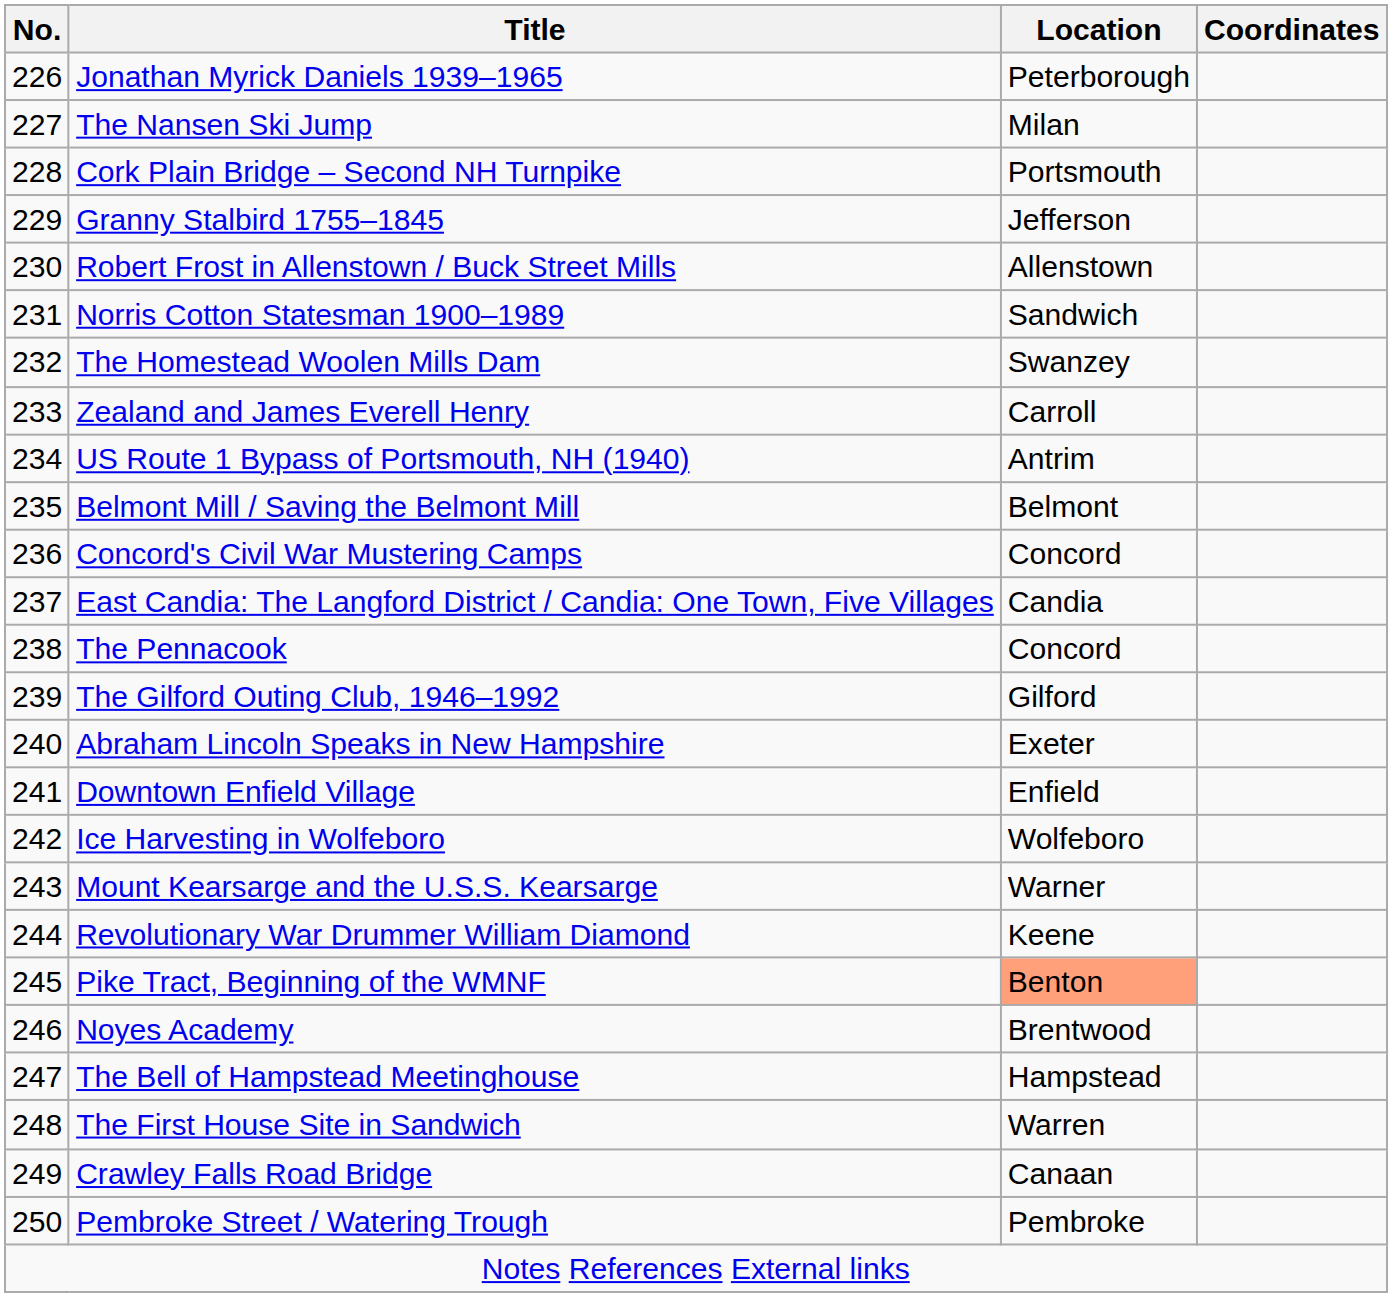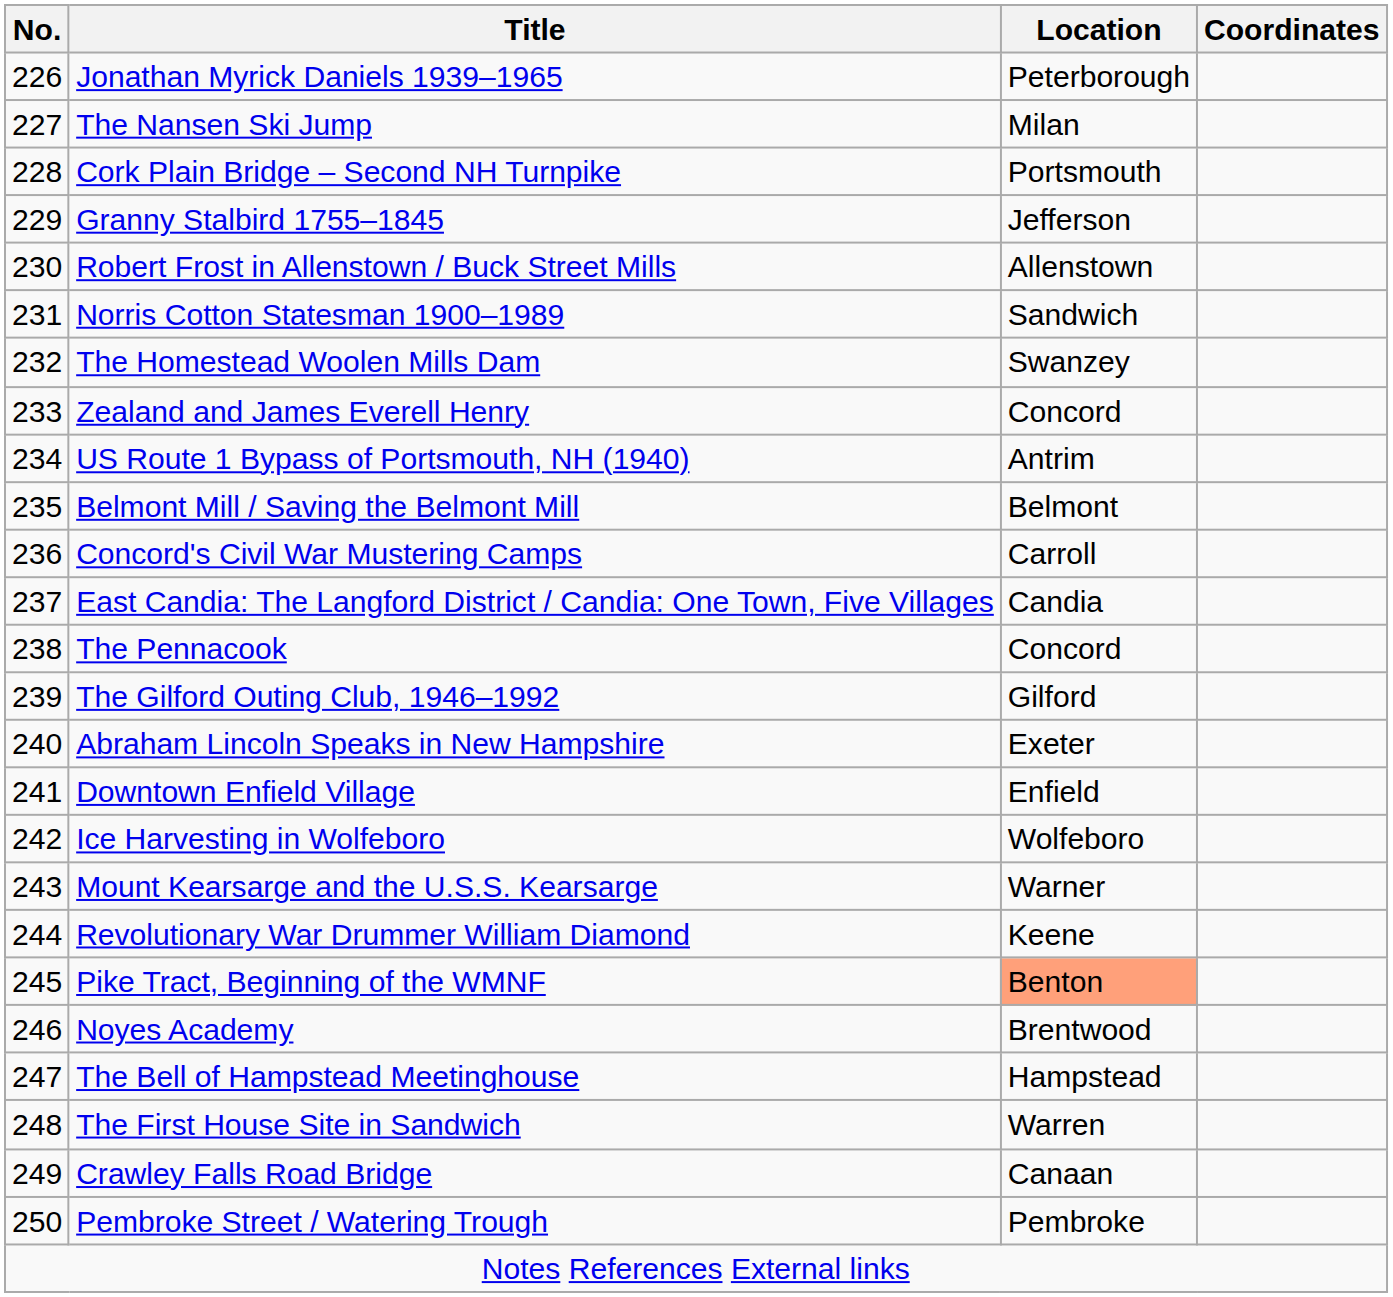(1052, 410) Carroll -> (1065, 410) Concord
(1065, 553) Concord -> (1052, 553) Carroll
